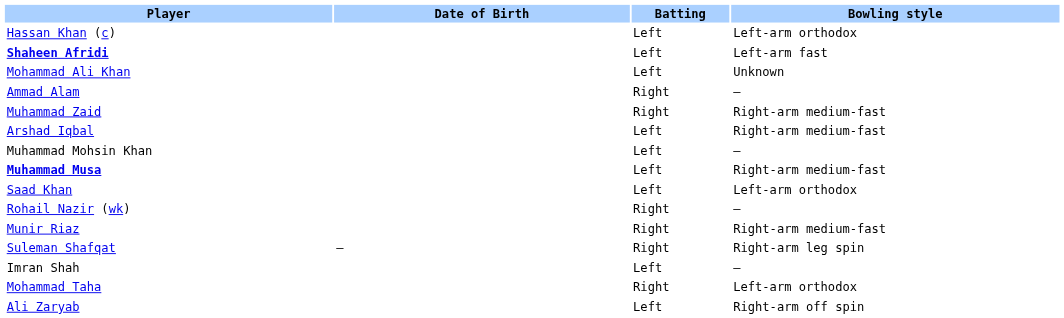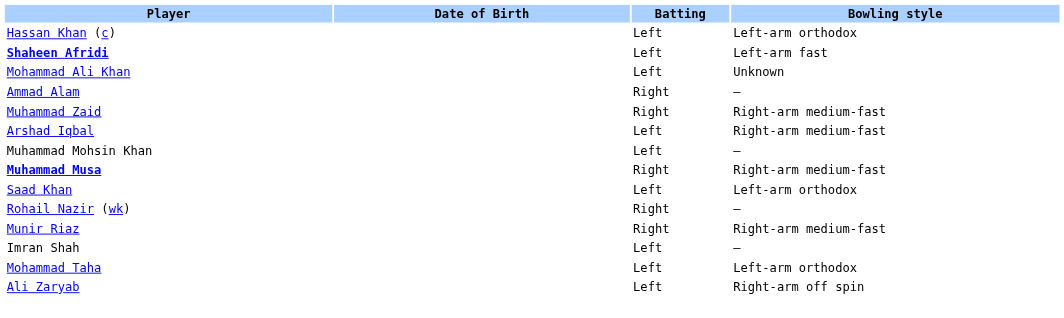(648, 170) Left -> (651, 170) Right
- row: (61, 248)
(651, 287) Right -> (648, 268) Left
